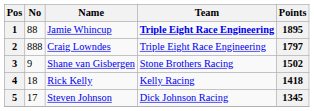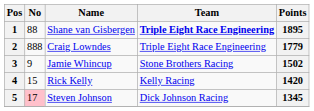(80, 30) Jamie Whincup -> (91, 30) Shane van Gisbergen
(293, 47) 1797 -> (293, 47) 1779
(91, 64) Shane van Gisbergen -> (80, 64) Jamie Whincup
(32, 81) 18 -> (32, 81) 15
(293, 81) 1418 -> (293, 81) 1420
(32, 98) no background -> (32, 98) pink background
